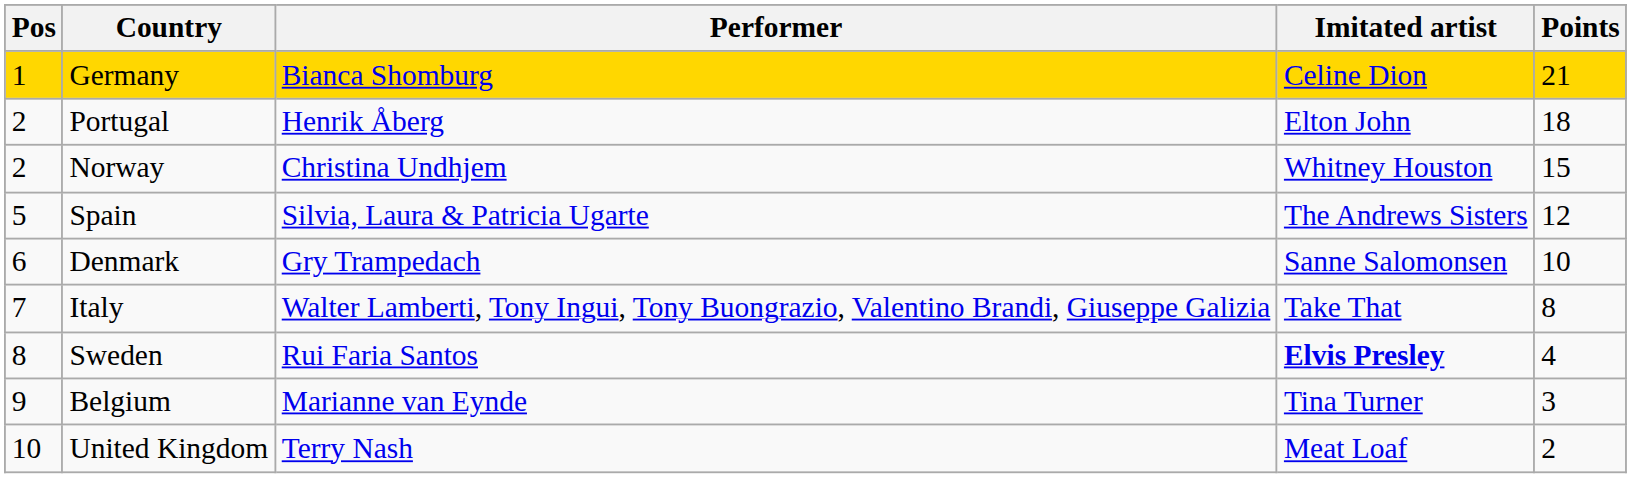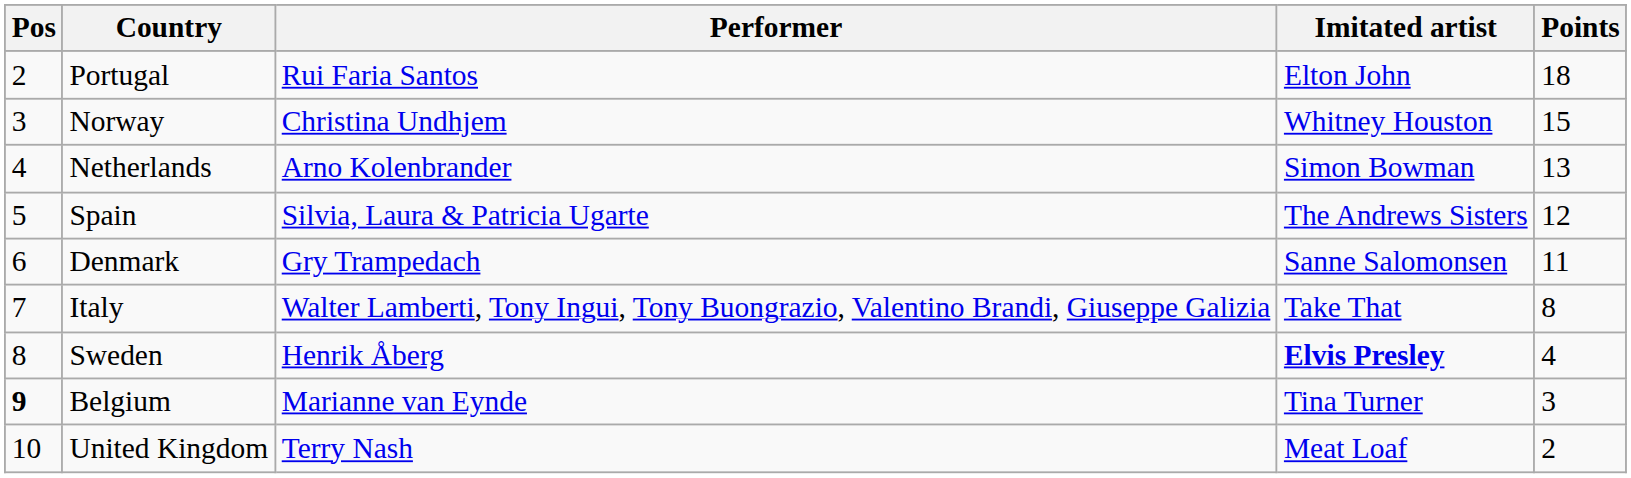- row: (124, 74)
(363, 121) Henrik Åberg -> (380, 74) Rui Faria Santos
(19, 167) 2 -> (19, 121) 3
+ row: (141, 167)
(1556, 261) 10 -> (1555, 261) 11
(380, 354) Rui Faria Santos -> (363, 354) Henrik Åberg
(19, 401) normal -> (19, 401) bold
